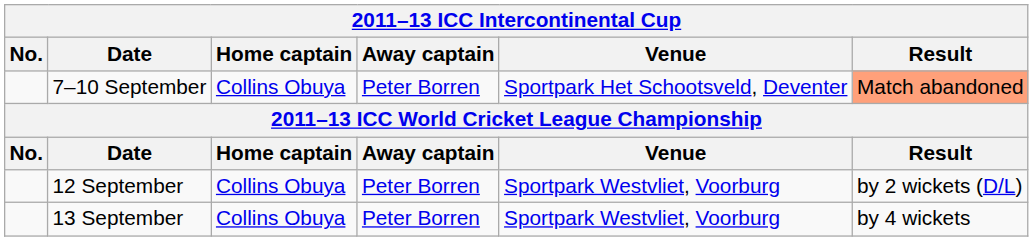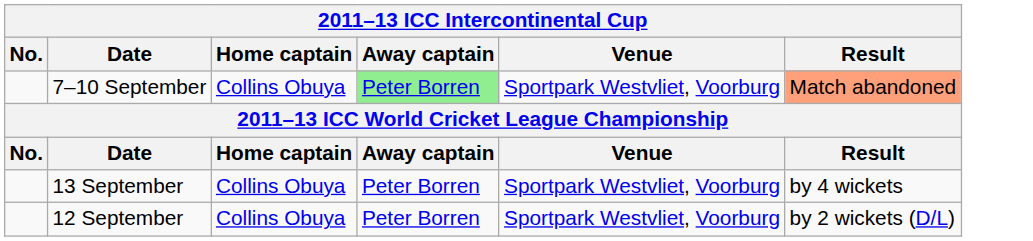(421, 86) no background -> (421, 86) lightgreen background
(676, 86) Sportpark Het Schootsveld, Deventer -> (642, 86) Sportpark Westvliet, Voorburg
rows swapped: (118, 185) <-> (118, 218)
